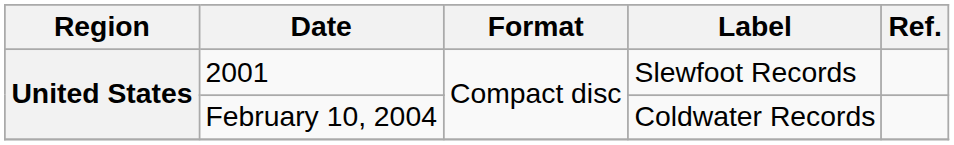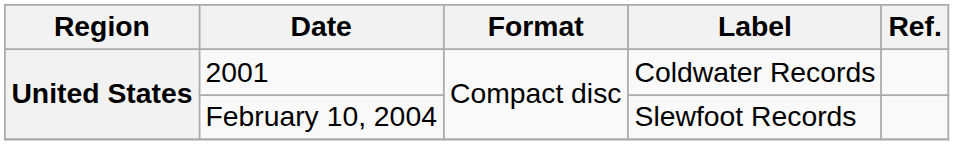(746, 71) Slewfoot Records -> (755, 71) Coldwater Records
(755, 116) Coldwater Records -> (746, 116) Slewfoot Records
